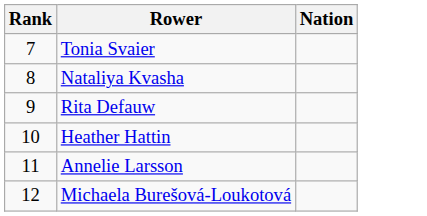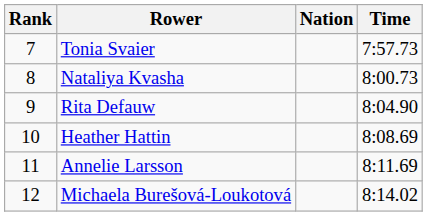+ column: (390, 19)
